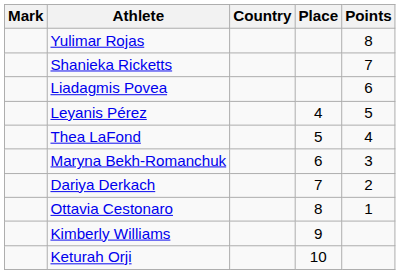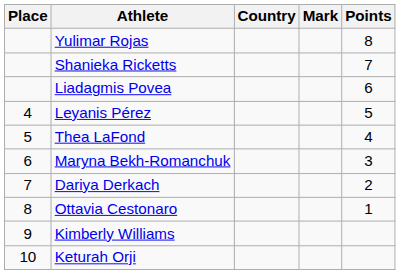columns swapped: (318, 16) <-> (26, 16)
